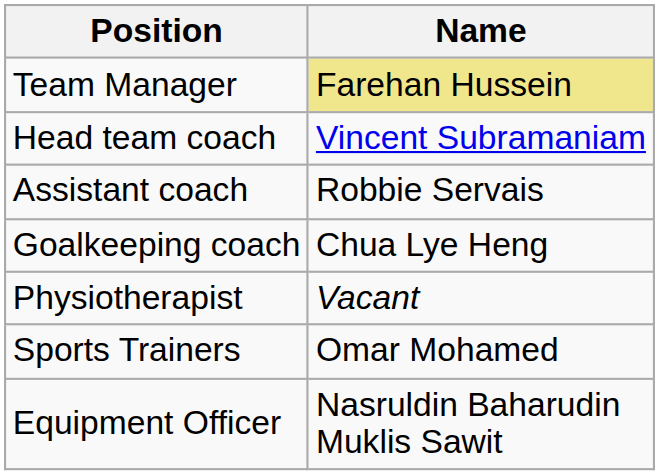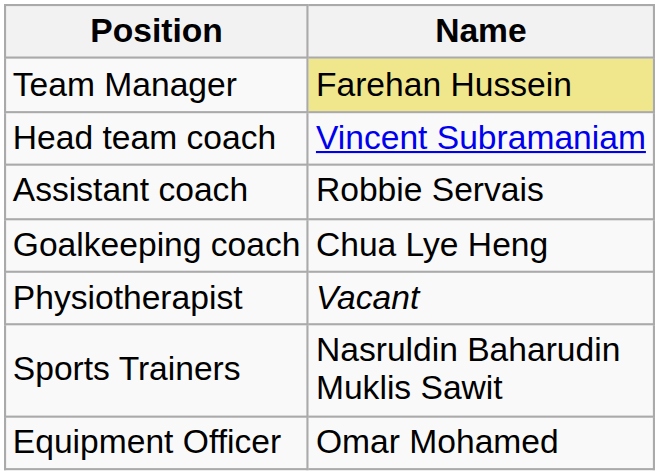(437, 350) Omar Mohamed -> (468, 369) Nasruldin Baharudin Muklis Sawit
(468, 423) Nasruldin Baharudin Muklis Sawit -> (437, 441) Omar Mohamed
